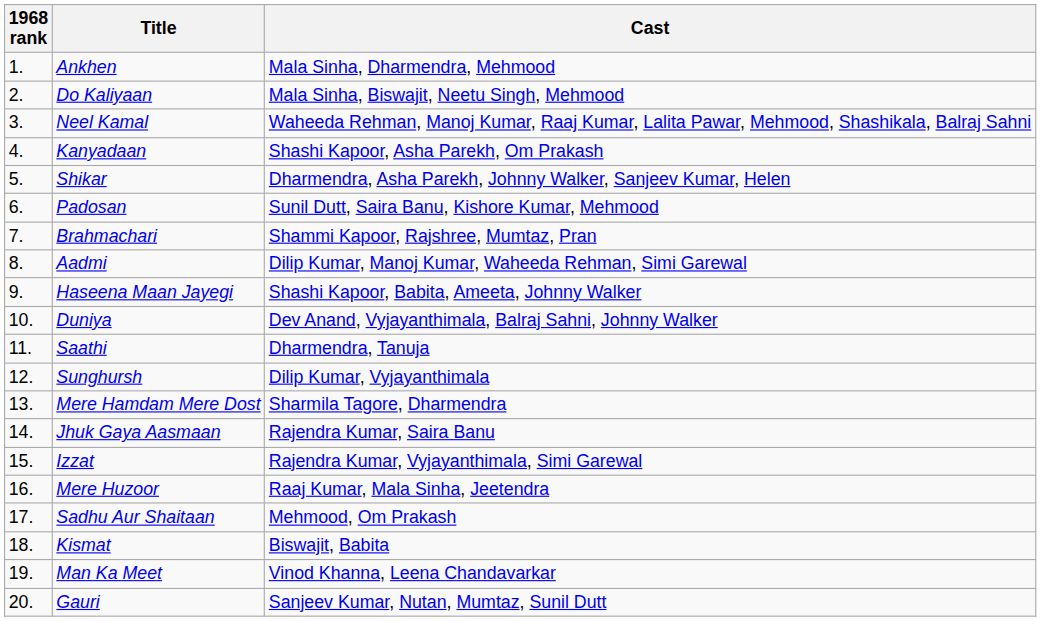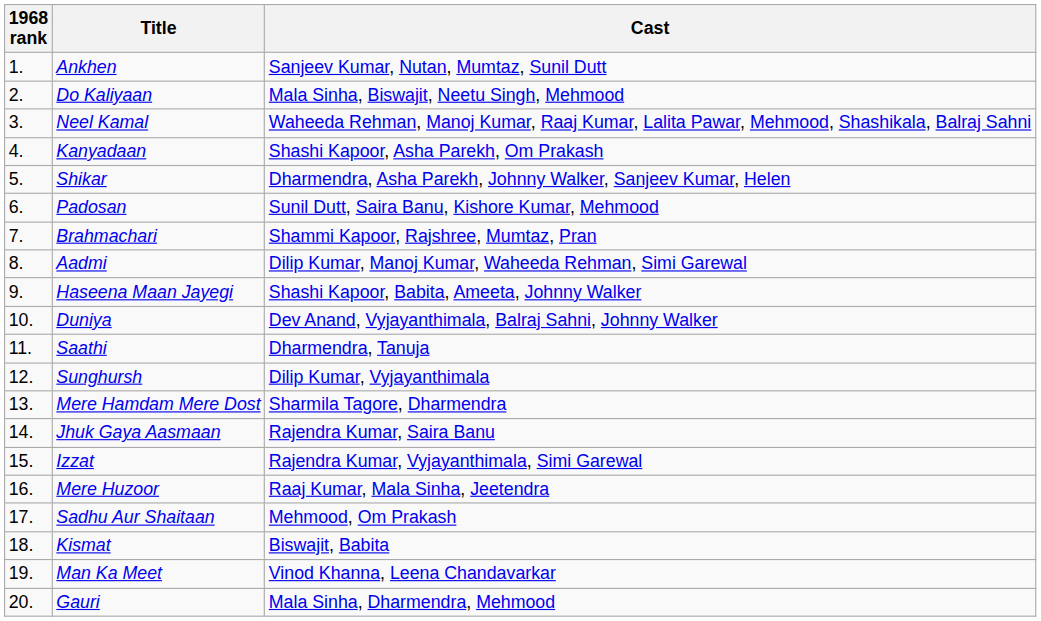(412, 66) Mala Sinha, Dharmendra, Mehmood -> (438, 66) Sanjeev Kumar, Nutan, Mumtaz, Sunil Dutt
(438, 601) Sanjeev Kumar, Nutan, Mumtaz, Sunil Dutt -> (412, 601) Mala Sinha, Dharmendra, Mehmood
